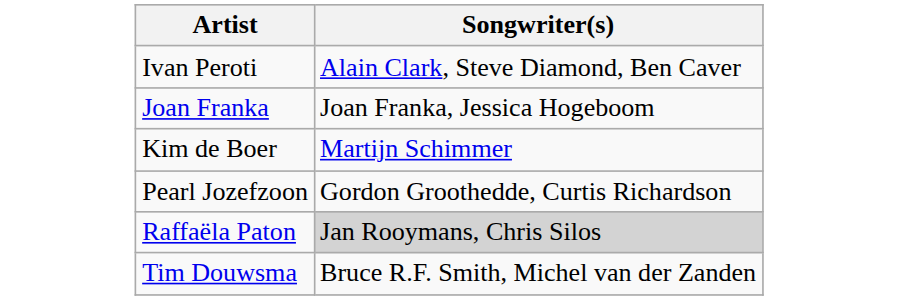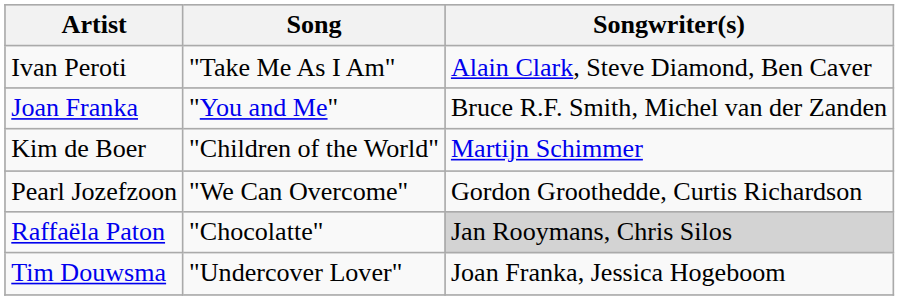+ column: (314, 25)
(487, 107) Joan Franka, Jessica Hogeboom -> (669, 107) Bruce R.F. Smith, Michel van der Zanden
(538, 273) Bruce R.F. Smith, Michel van der Zanden -> (618, 273) Joan Franka, Jessica Hogeboom
